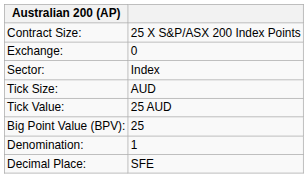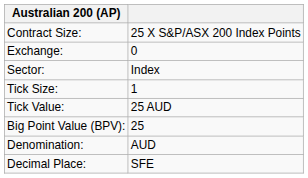(143, 88) AUD -> (134, 88) 1
(134, 145) 1 -> (143, 145) AUD
